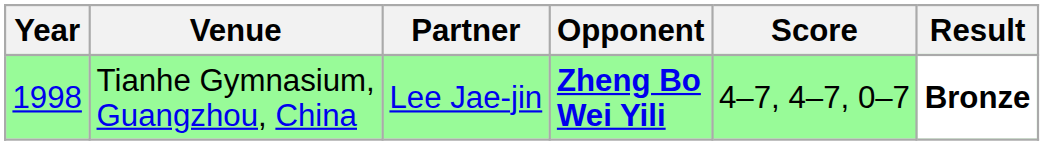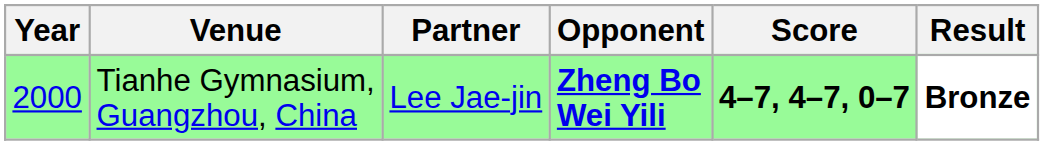(47, 97) 1998 -> (47, 97) 2000
(814, 97) normal -> (814, 97) bold
